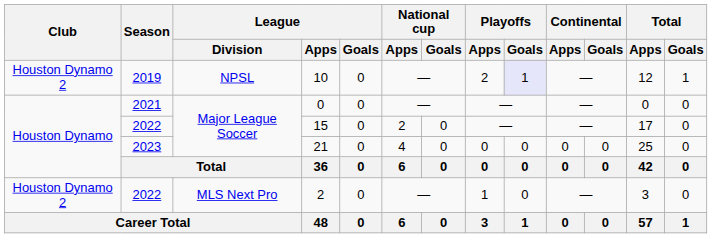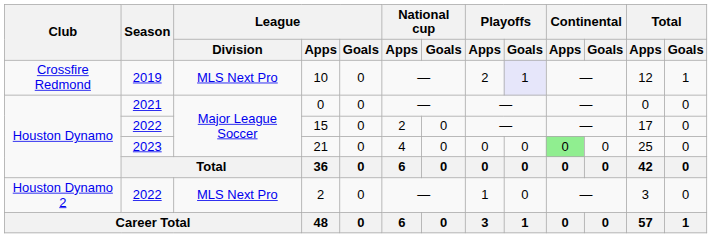(63, 77) Houston Dynamo 2 -> (63, 77) Crossfire Redmond
(237, 77) NPSL -> (237, 77) MLS Next Pro
(565, 146) no background -> (565, 146) lightgreen background
